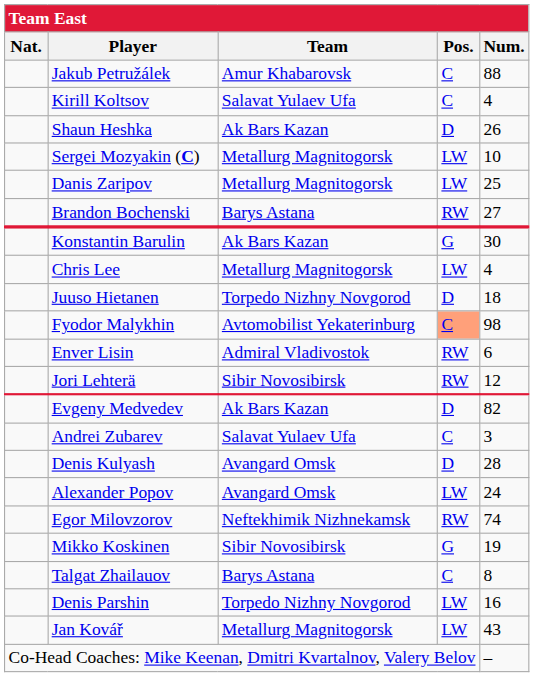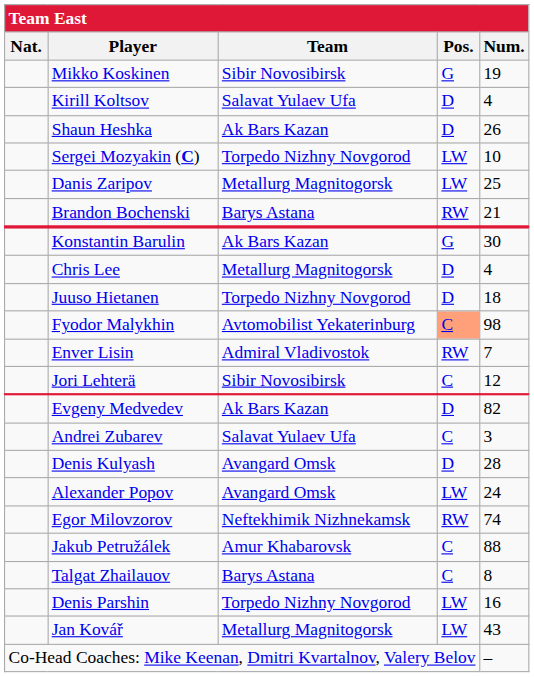rows swapped: (111, 547) <-> (111, 73)
(447, 101) C -> (448, 101) D
(307, 156) Metallurg Magnitogorsk -> (316, 156) Torpedo Nizhny Novgorod
(492, 211) 27 -> (492, 211) 21
(454, 269) LW -> (448, 269) D
(488, 352) 6 -> (488, 352) 7
(455, 380) RW -> (447, 380) C
